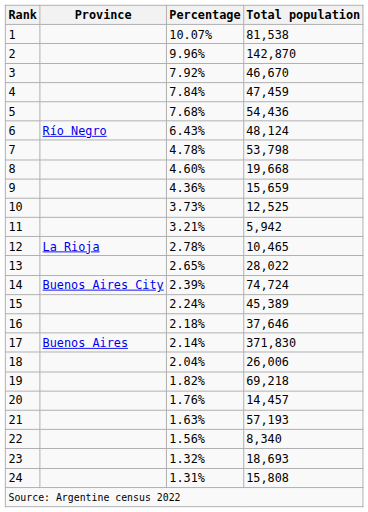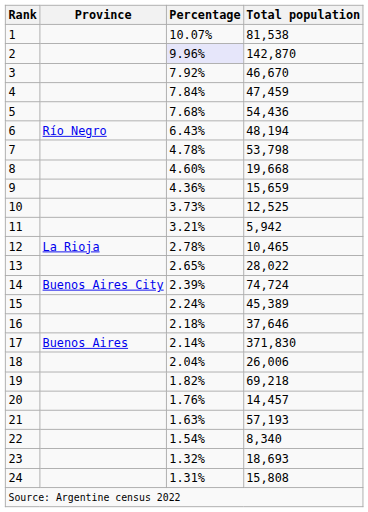(187, 53) no background -> (187, 53) lavender background
(268, 131) 48,124 -> (268, 131) 48,194
(187, 439) 1.56% -> (187, 439) 1.54%
